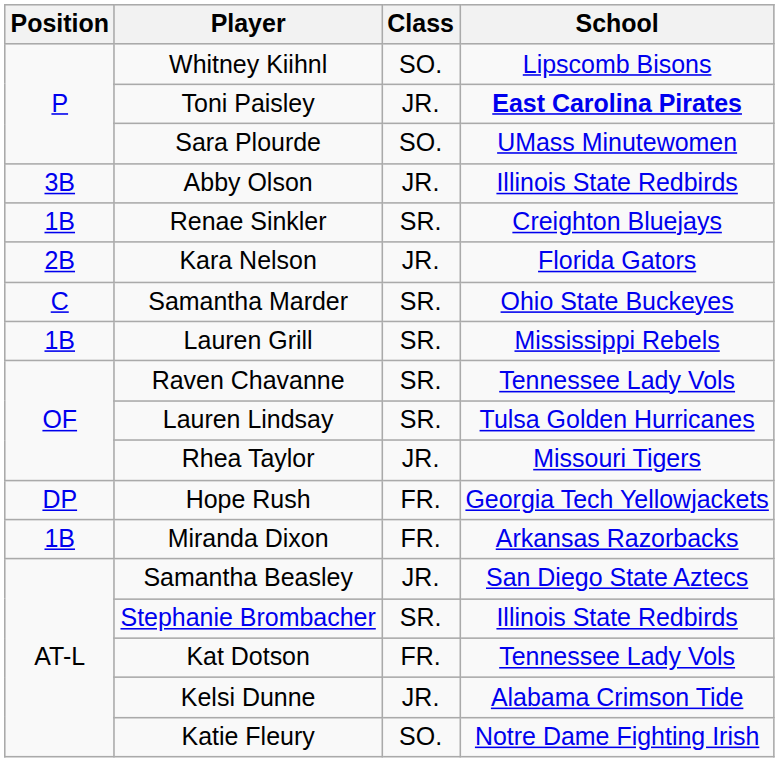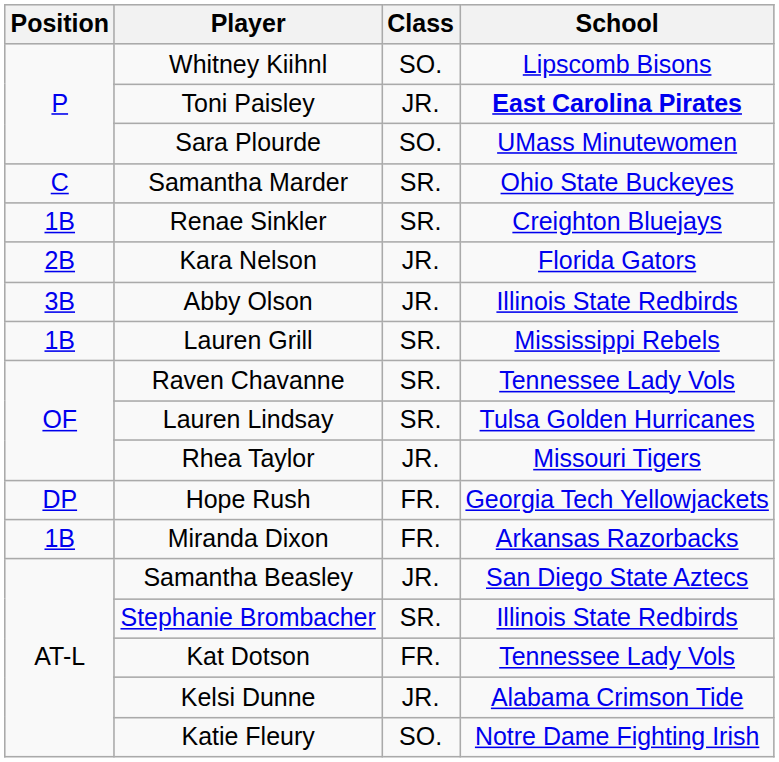rows swapped: (248, 301) <-> (248, 182)
